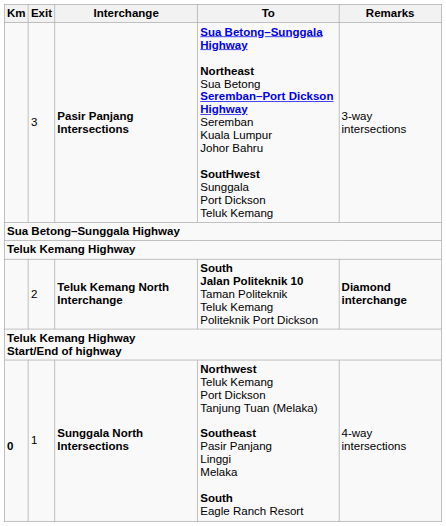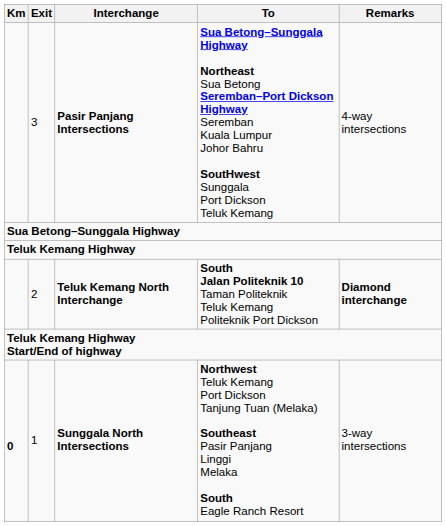(374, 122) 3-way intersections -> (374, 122) 4-way intersections
(374, 440) 4-way intersections -> (374, 440) 3-way intersections
